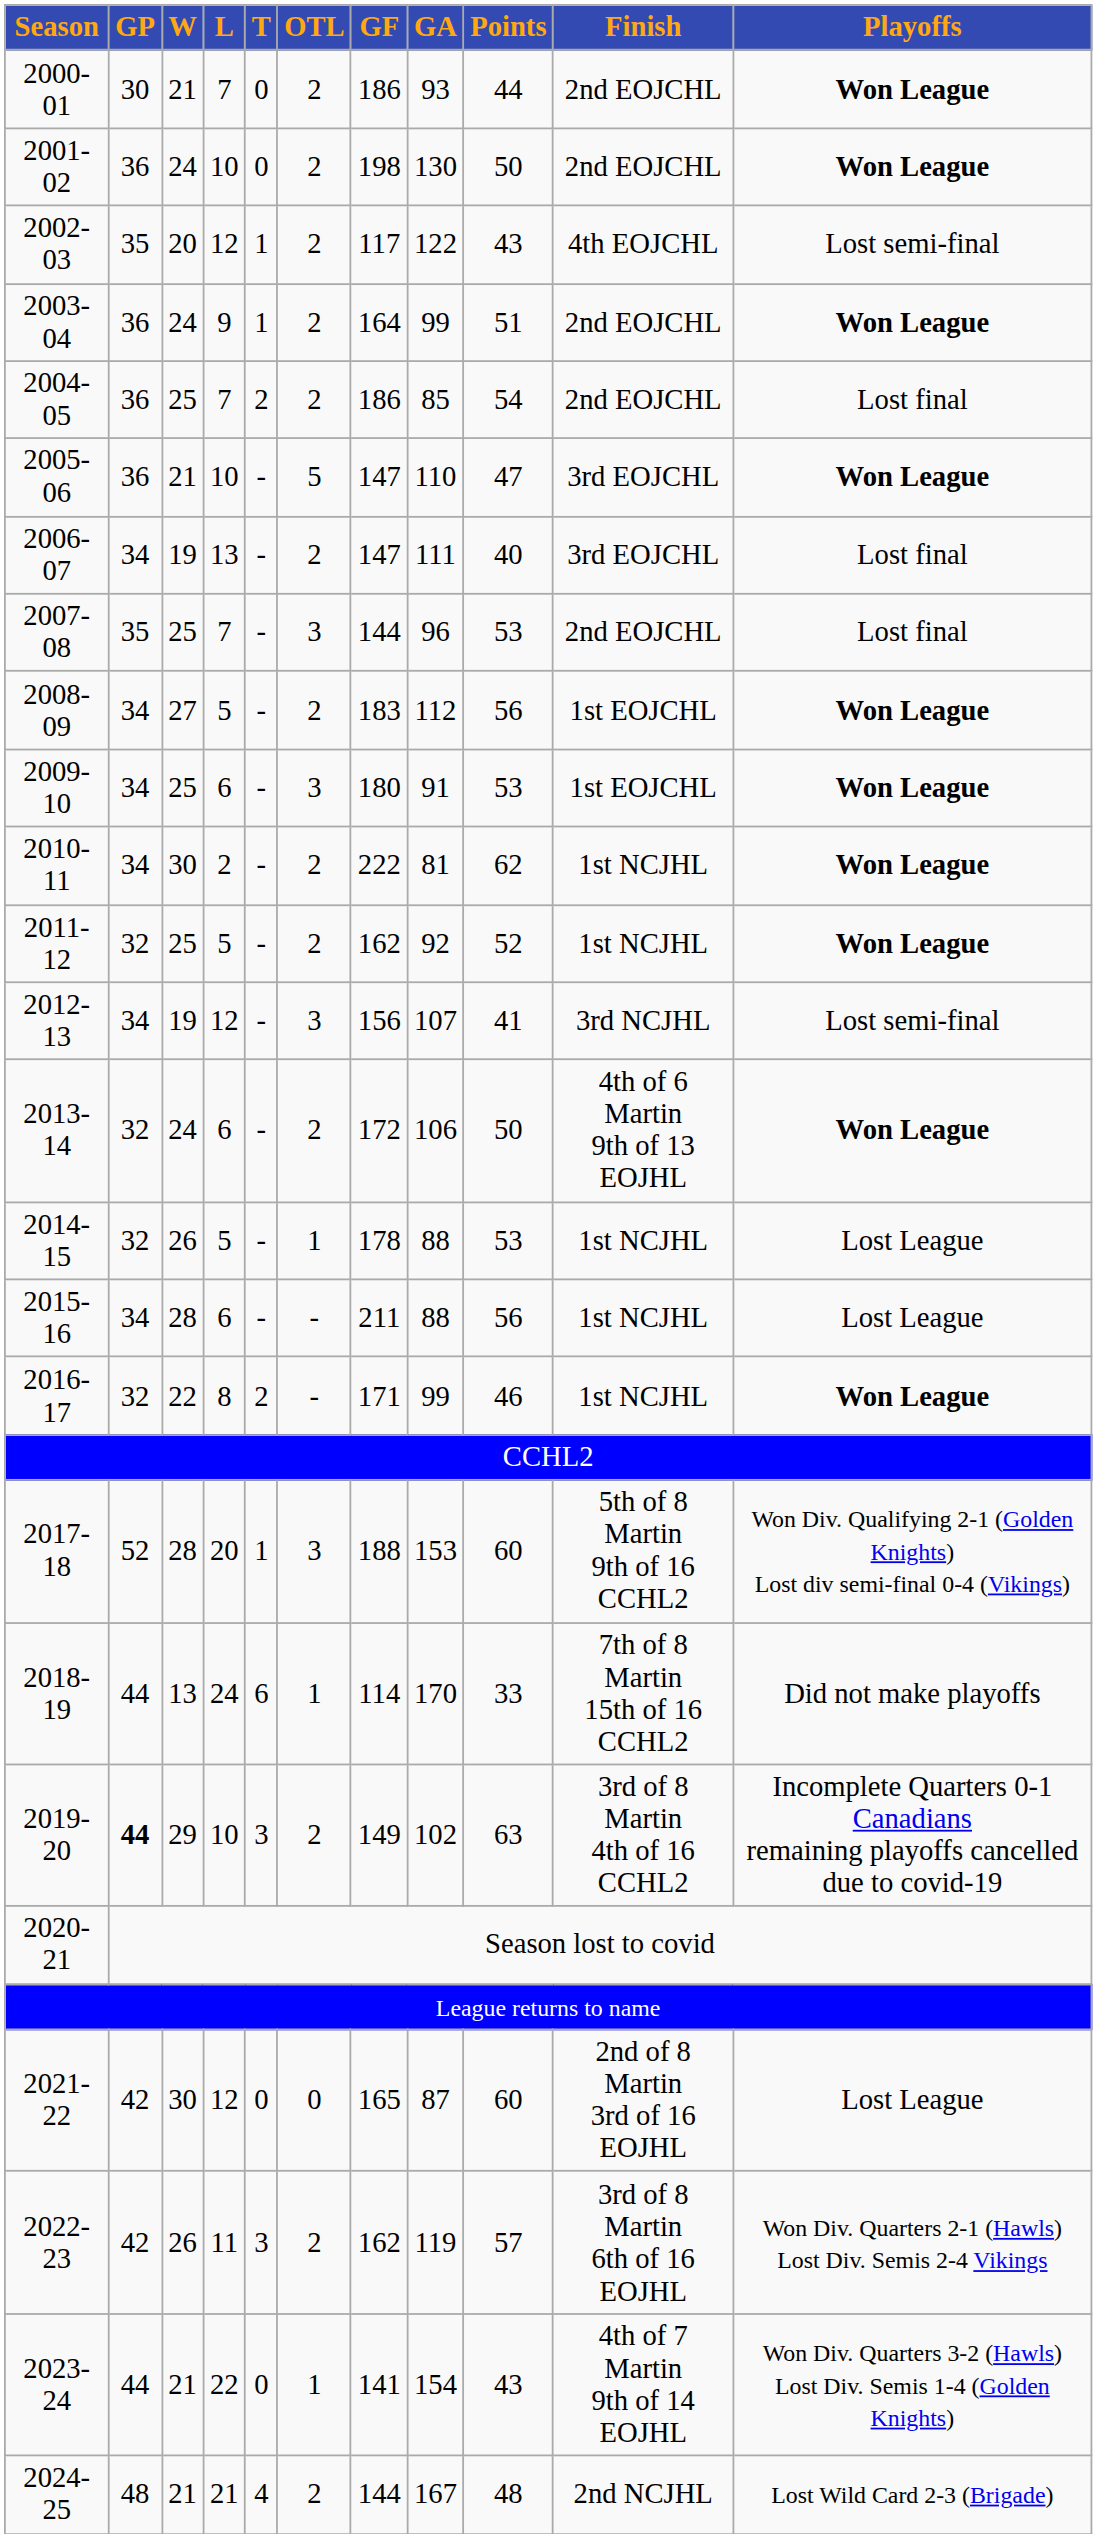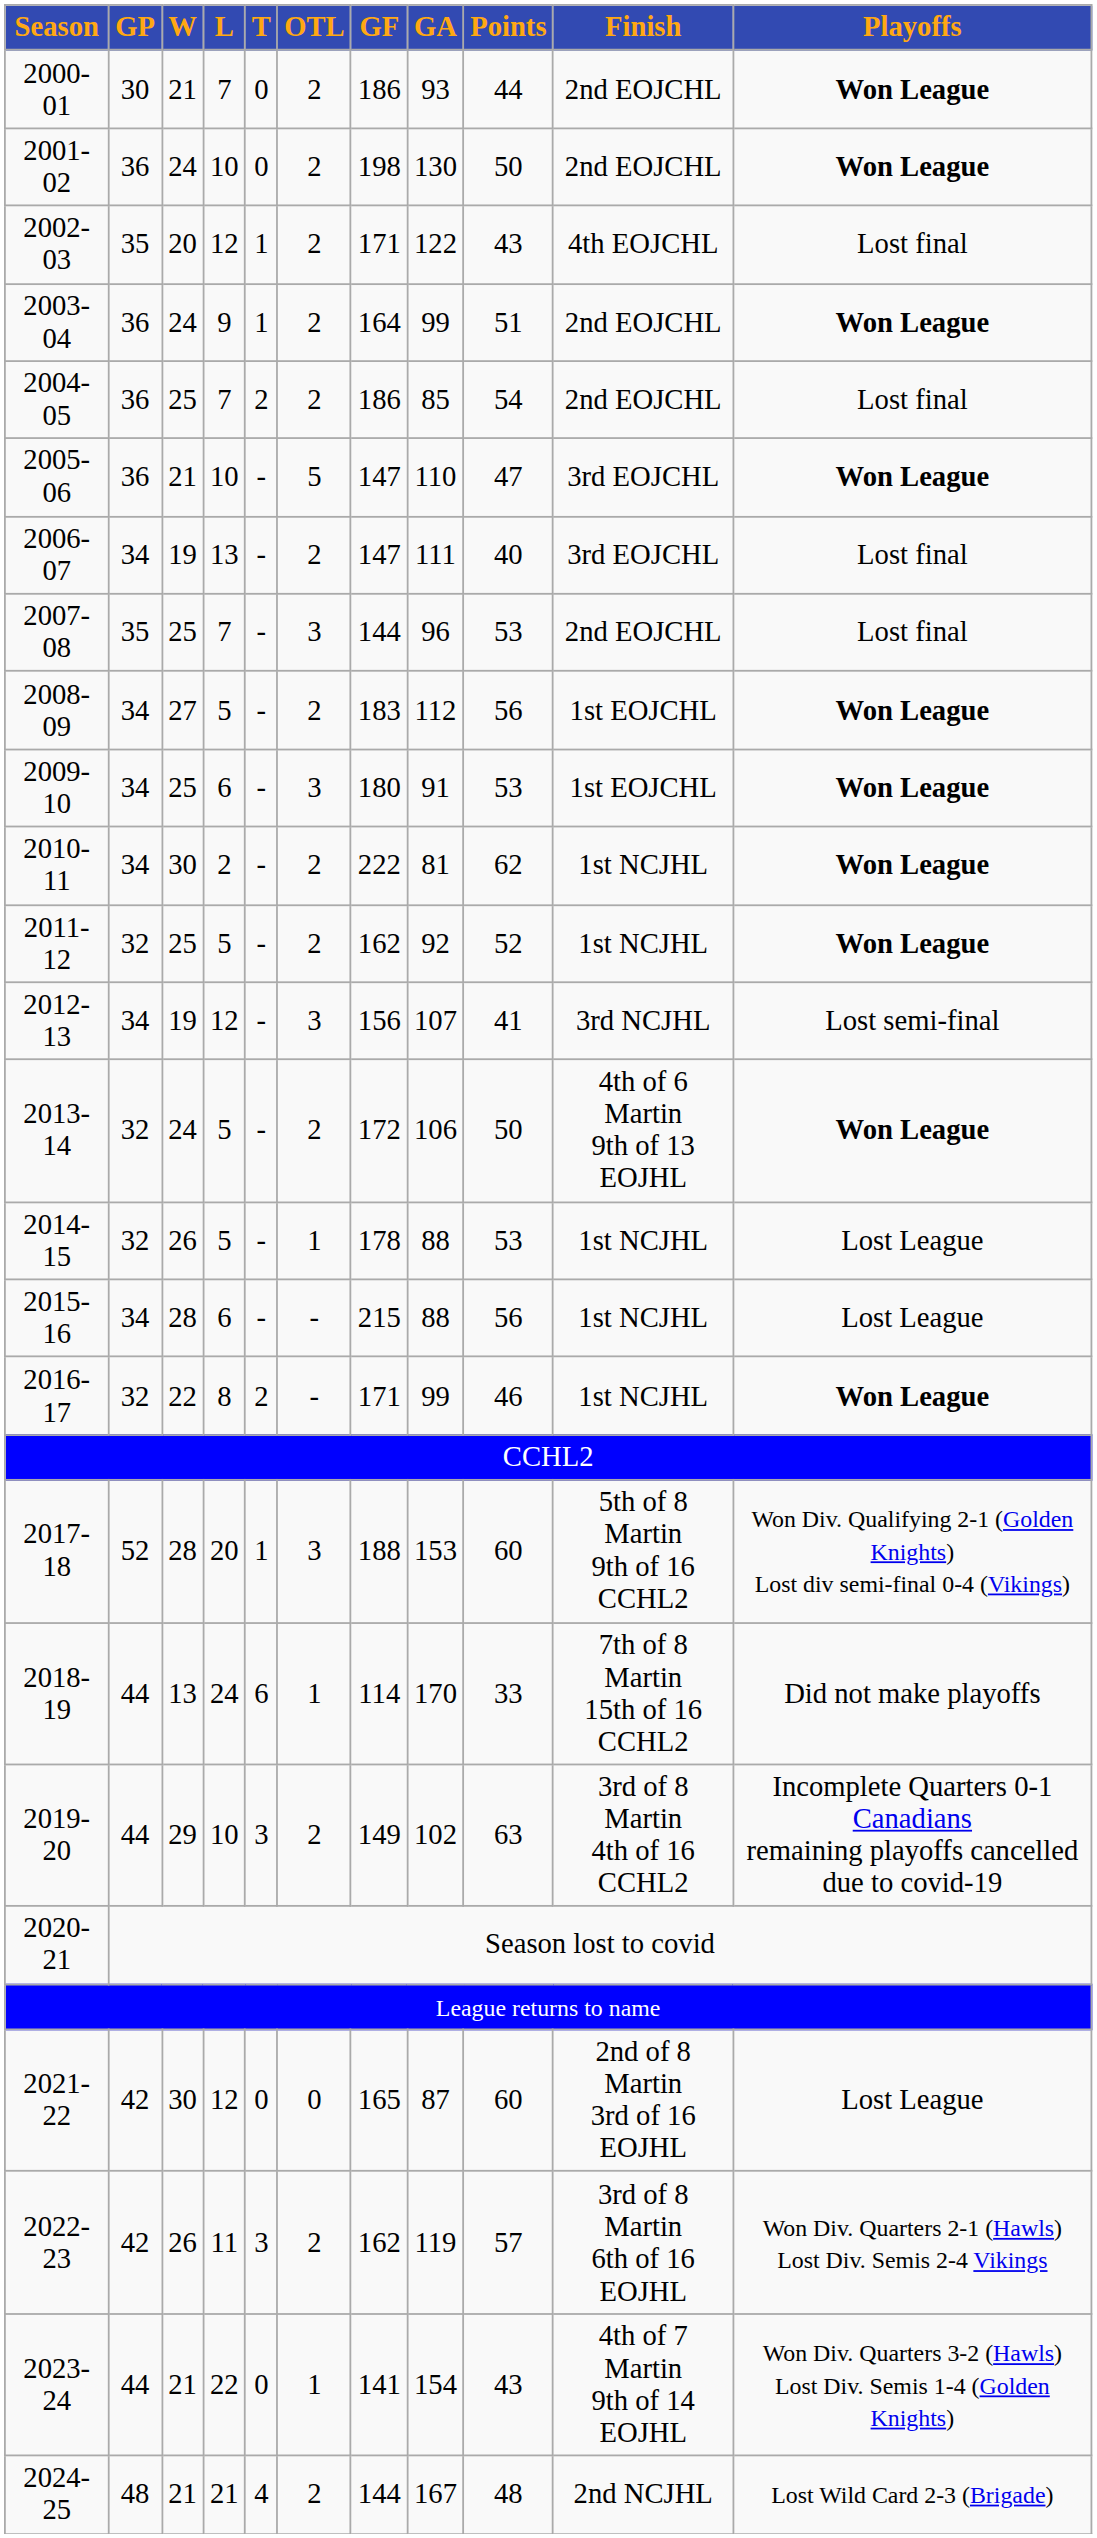(379, 244) 117 -> (379, 244) 171
(912, 244) Lost semi-final -> (912, 244) Lost final
(224, 1130) 6 -> (224, 1130) 5
(379, 1317) 211 -> (379, 1317) 215
(135, 1834) bold -> (135, 1834) normal
